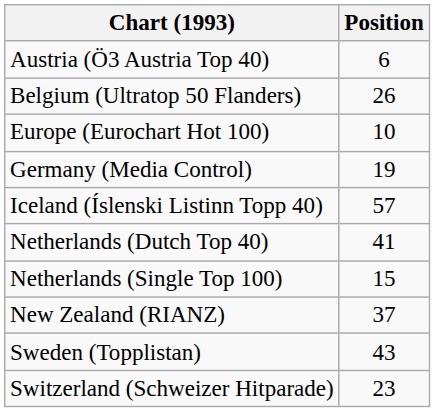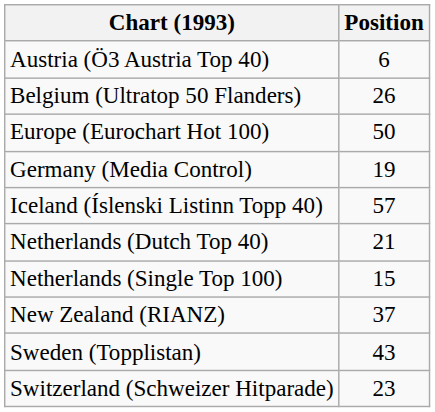(384, 132) 10 -> (384, 132) 50
(384, 242) 41 -> (384, 242) 21
